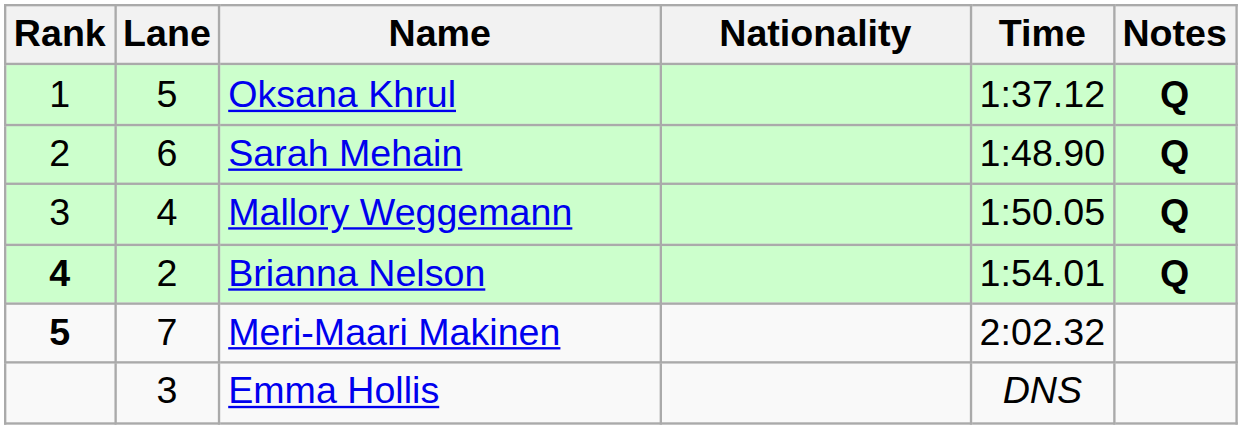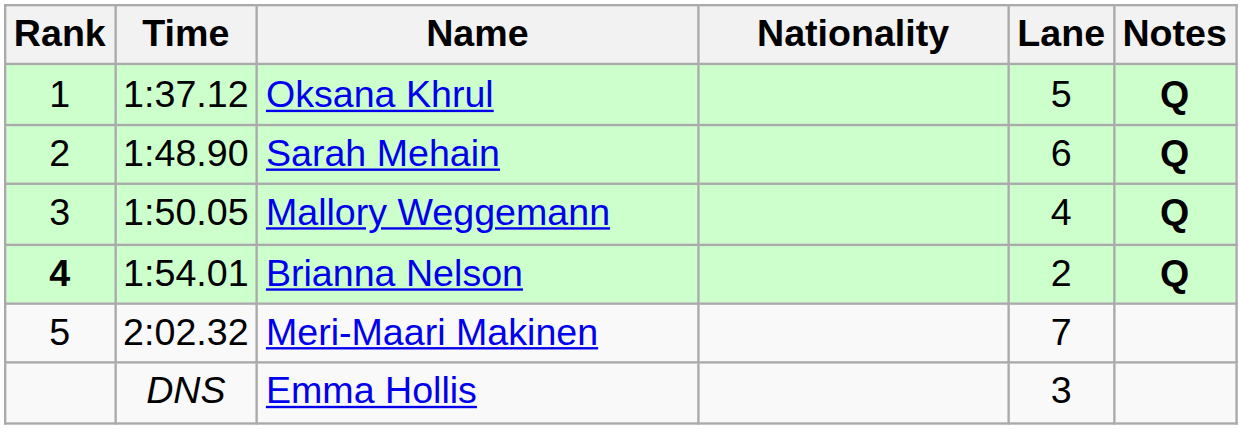columns swapped: (167, 34) <-> (1042, 34)
(60, 332) bold -> (60, 332) normal
